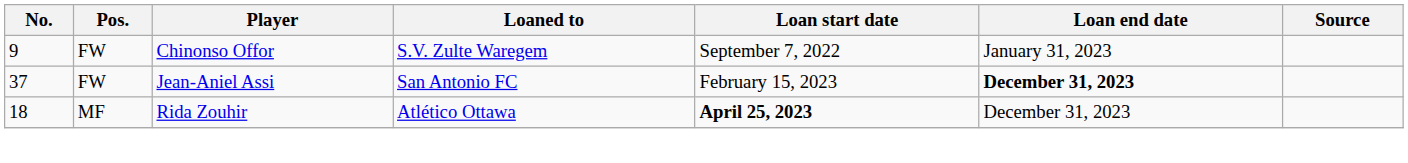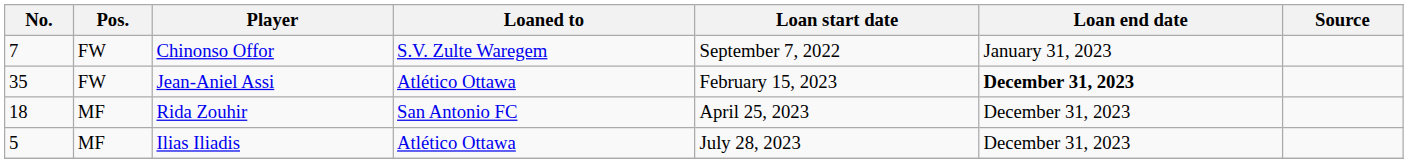(14, 50) 9 -> (14, 50) 7
(18, 81) 37 -> (18, 81) 35
(457, 81) San Antonio FC -> (456, 81) Atlético Ottawa
(456, 112) Atlético Ottawa -> (457, 112) San Antonio FC
(756, 112) bold -> (754, 112) normal
+ row: (198, 143)
